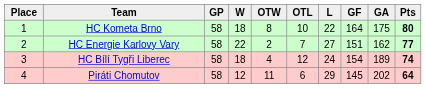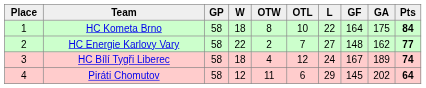(408, 28) 80 -> (408, 28) 84
(354, 44) 151 -> (354, 44) 148
(354, 60) 154 -> (354, 60) 167
